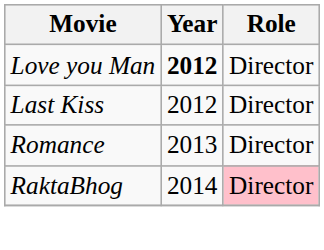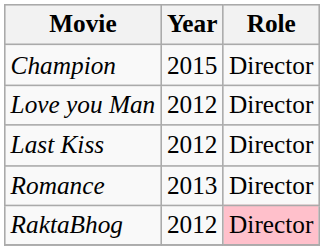+ row: (63, 64)
(192, 64) bold -> (192, 104) normal
(192, 184) 2014 -> (192, 225) 2012
